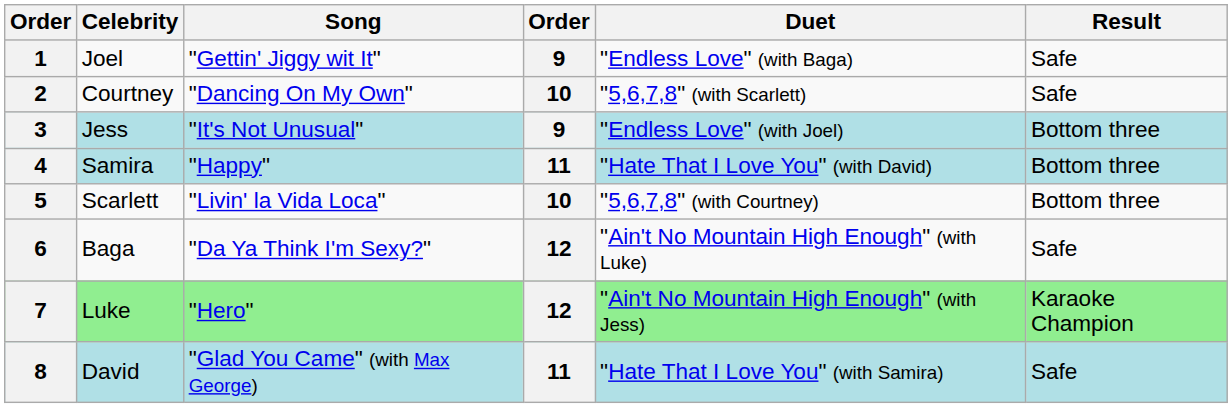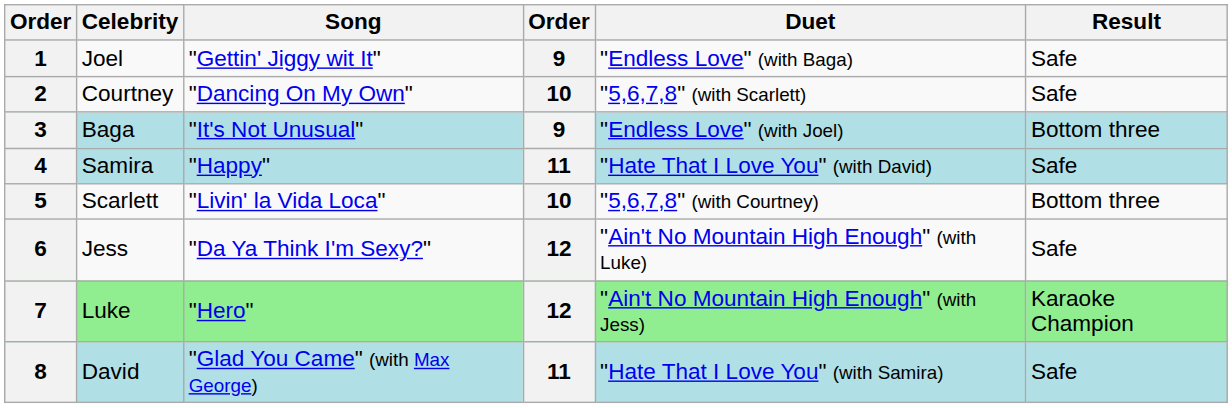(105, 129) Jess -> (108, 129) Baga
(1096, 165) Bottom three -> (1054, 165) Safe
(108, 249) Baga -> (105, 249) Jess
